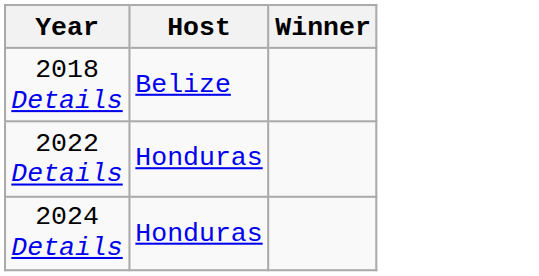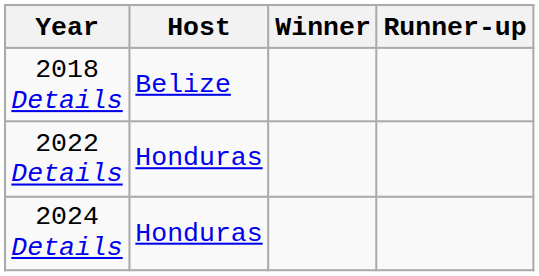+ column: (455, 27)
